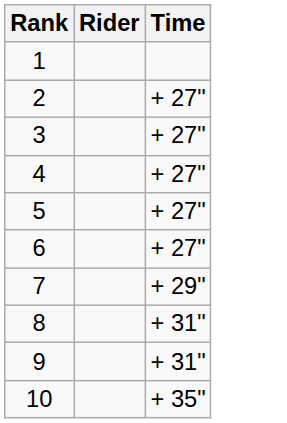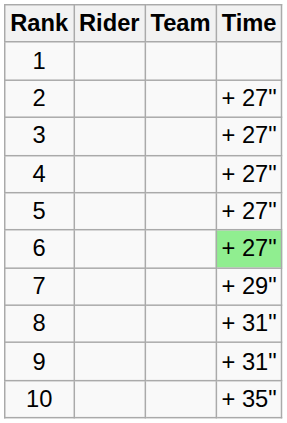+ column: (181, 23)
(178, 248) no background -> (249, 248) lightgreen background
